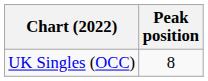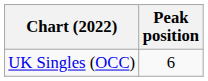(171, 62) 8 -> (171, 62) 6
